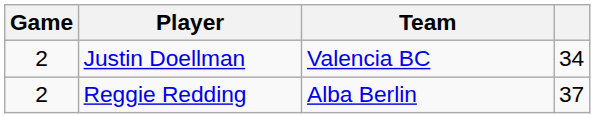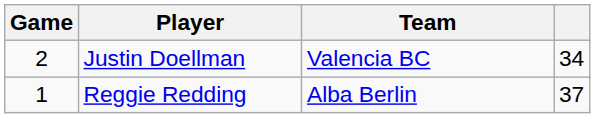(42, 94) 2 -> (42, 94) 1
